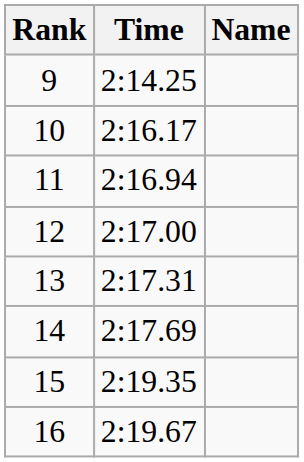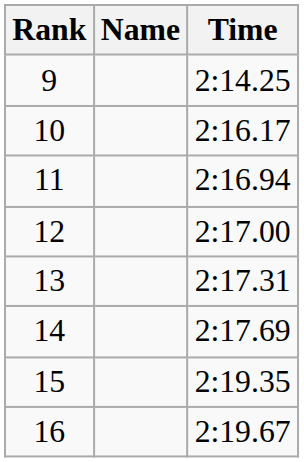columns swapped: (251, 29) <-> (149, 29)
